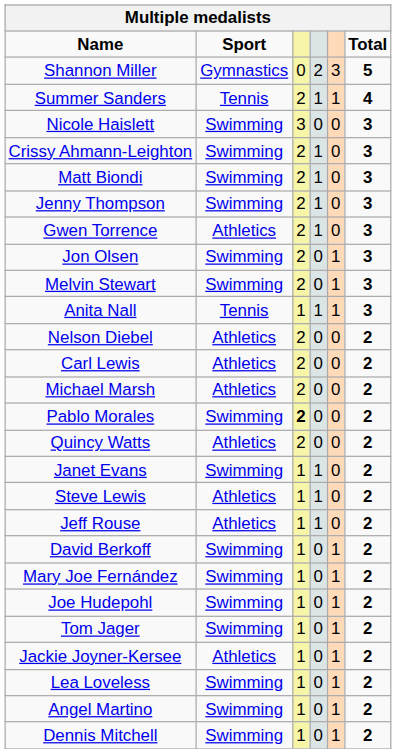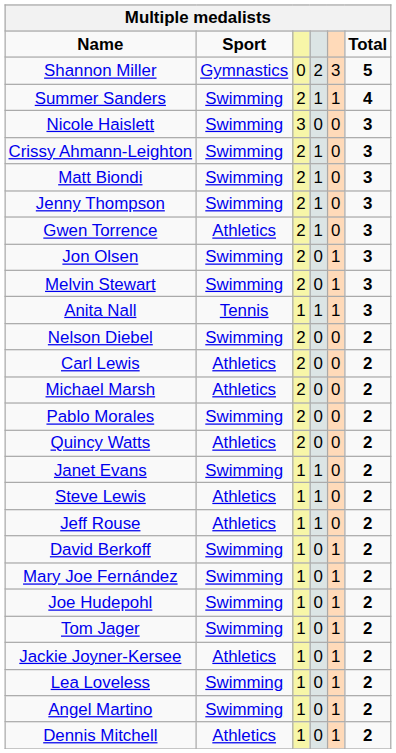(244, 98) Tennis -> (244, 98) Swimming
(244, 337) Athletics -> (244, 337) Swimming
(301, 417) bold -> (301, 417) normal
(244, 735) Swimming -> (244, 735) Athletics
